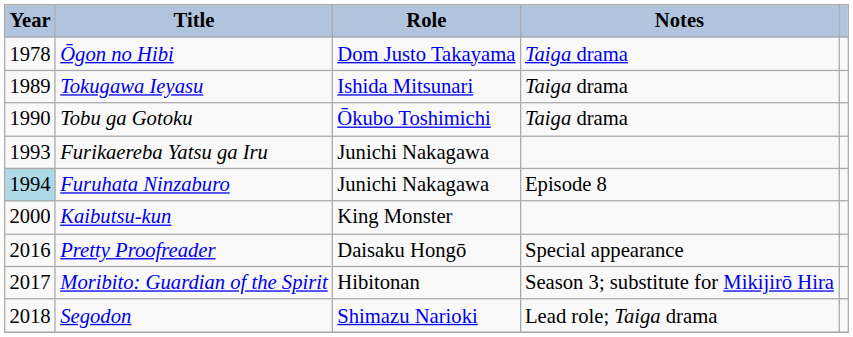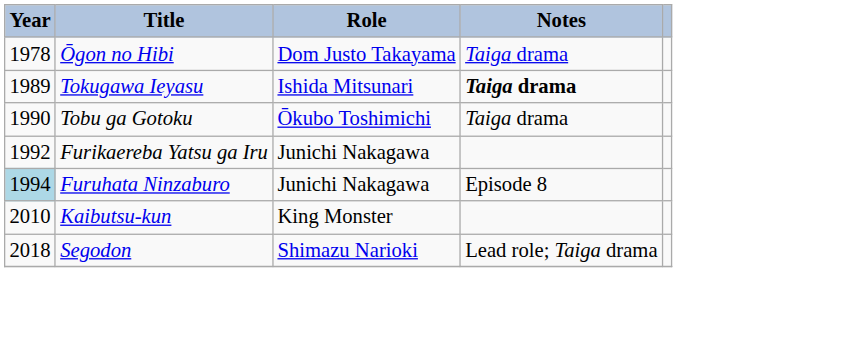(576, 86) normal -> (521, 86) bold
(30, 151) 1993 -> (30, 151) 1992
(30, 217) 2000 -> (30, 217) 2010
- row: (138, 250)
- row: (194, 282)
